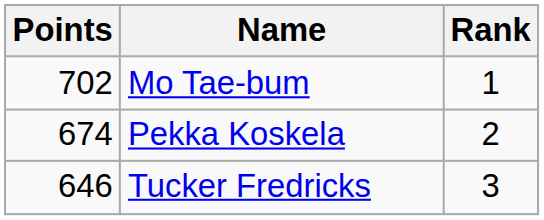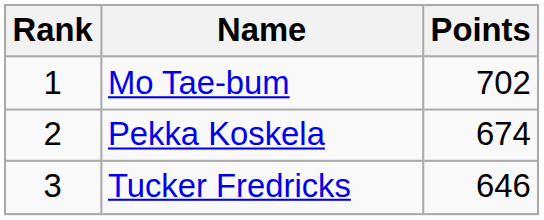columns swapped: (491, 30) <-> (63, 30)
